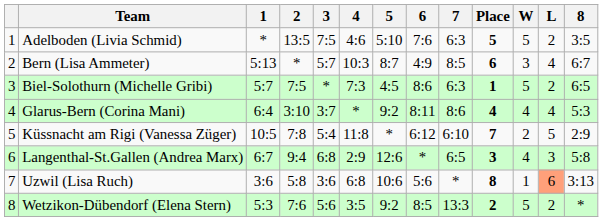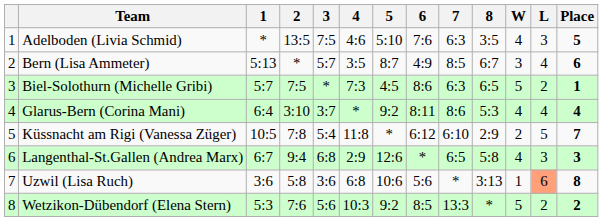columns swapped: (581, 16) <-> (493, 16)
(526, 39) 5 -> (519, 39) 4
(551, 39) 2 -> (544, 39) 3
(356, 63) 10:3 -> (356, 63) 3:5
(356, 205) 3:5 -> (356, 205) 10:3
